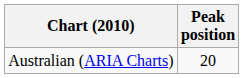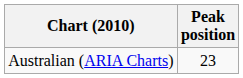(208, 60) 20 -> (208, 60) 23
